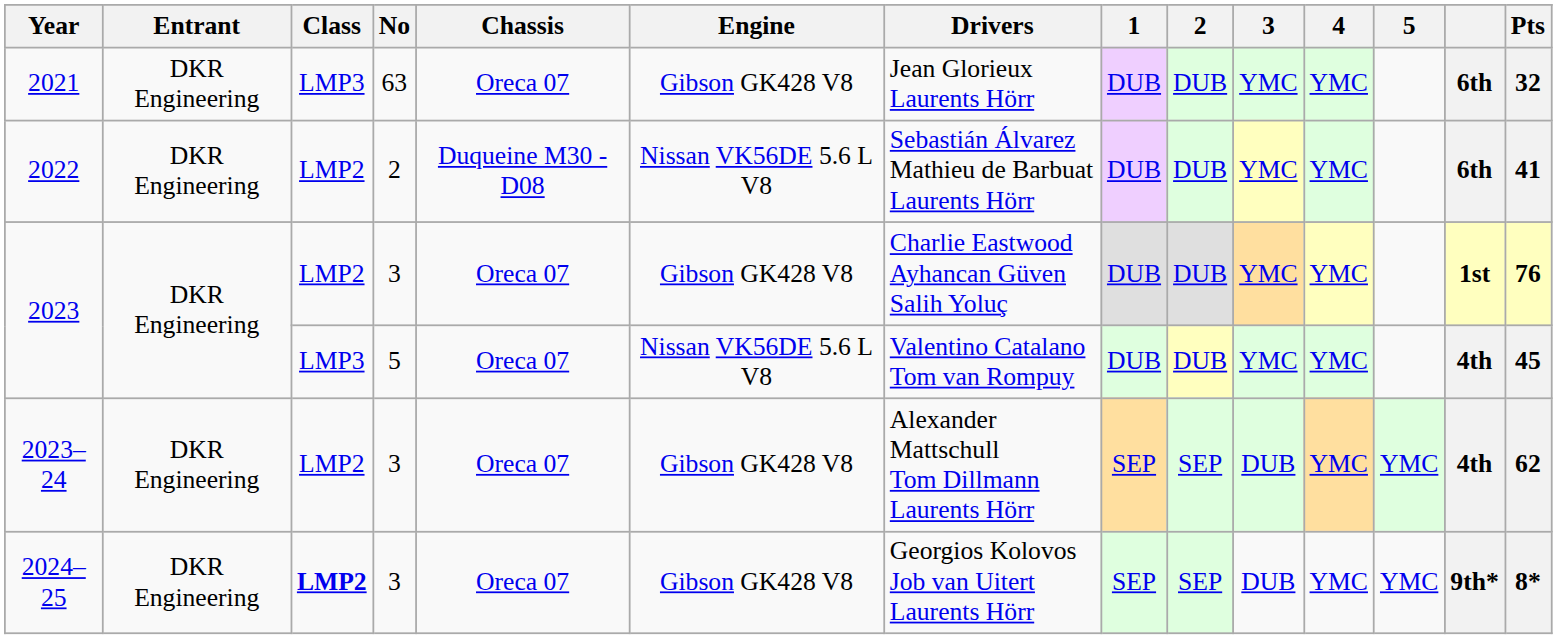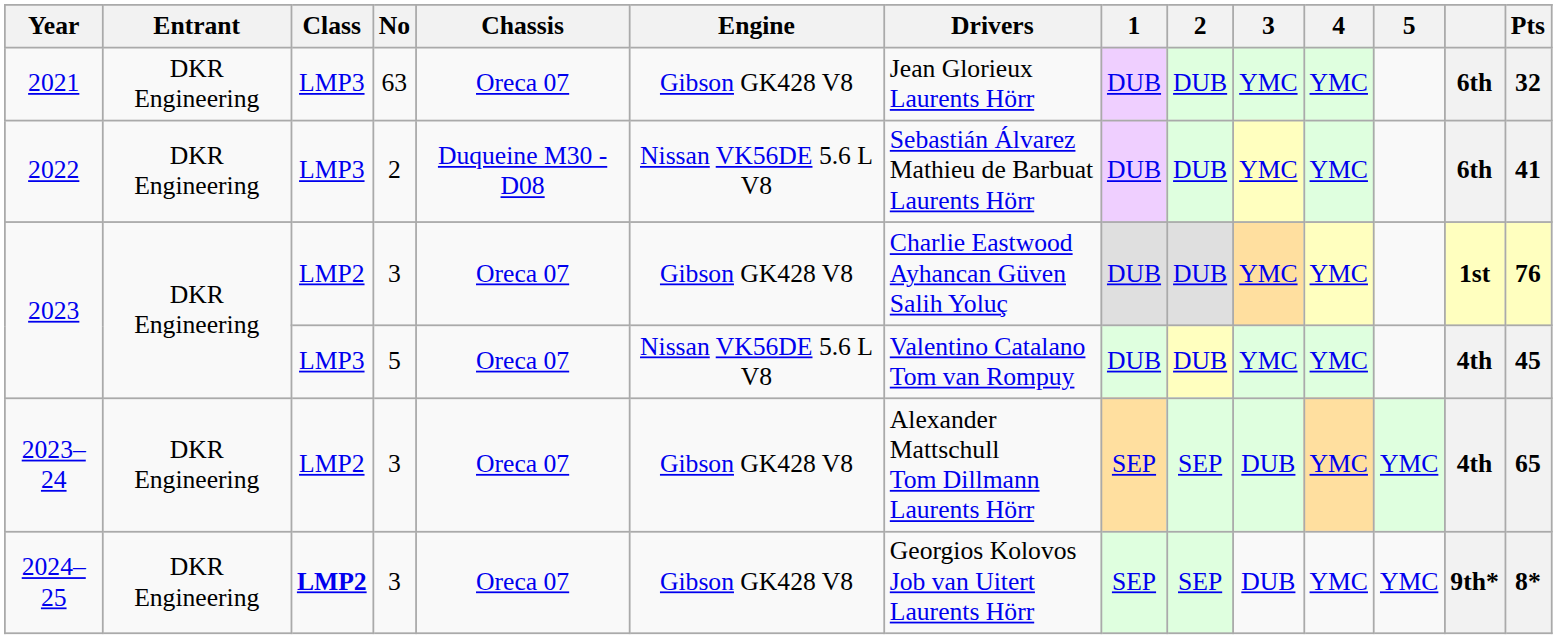(332, 171) LMP2 -> (332, 171) LMP3
(1528, 464) 62 -> (1528, 464) 65
